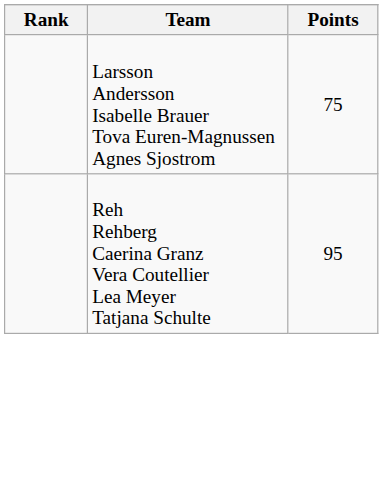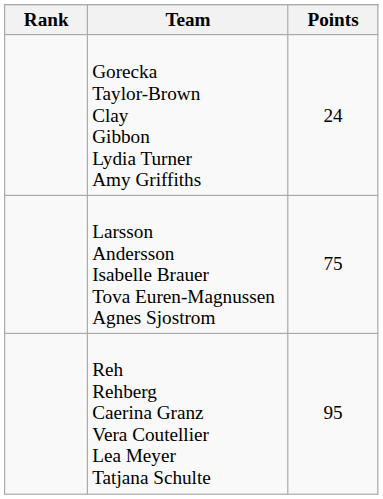+ row: (147, 125)
